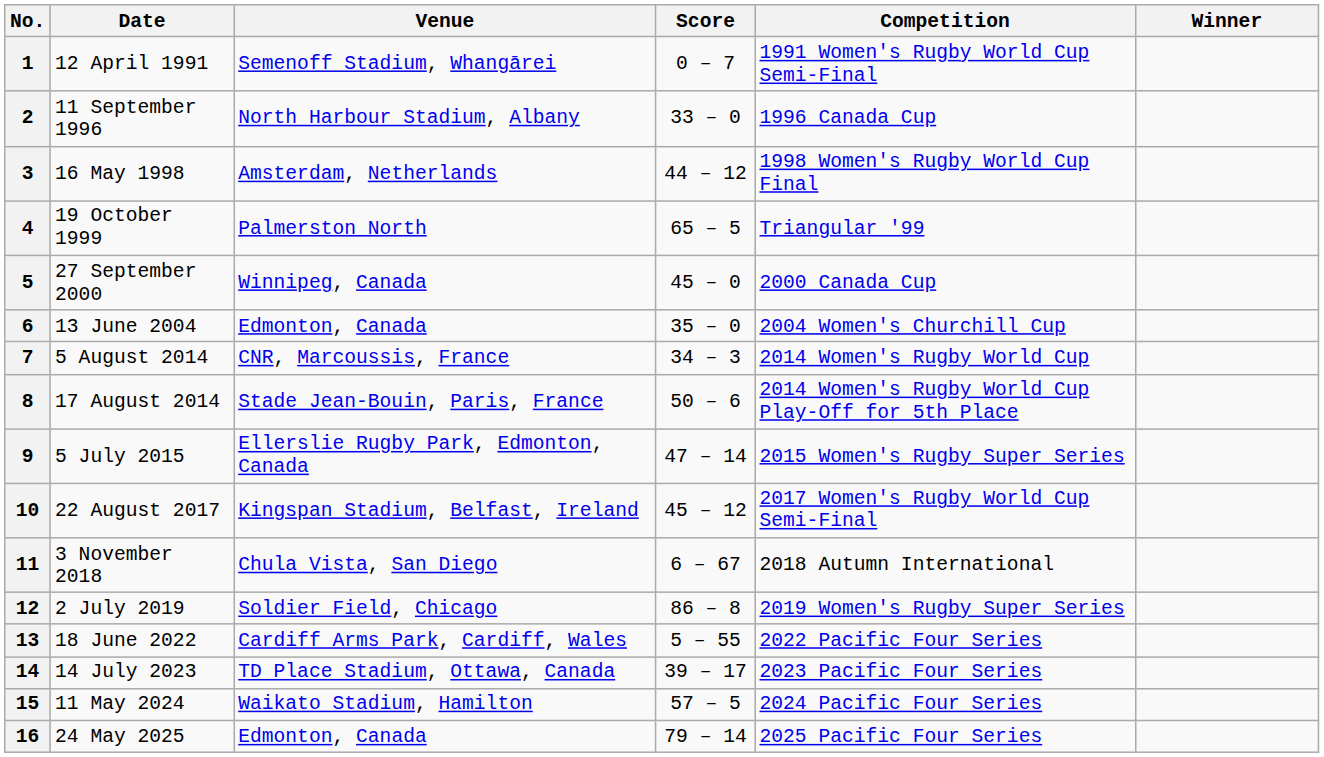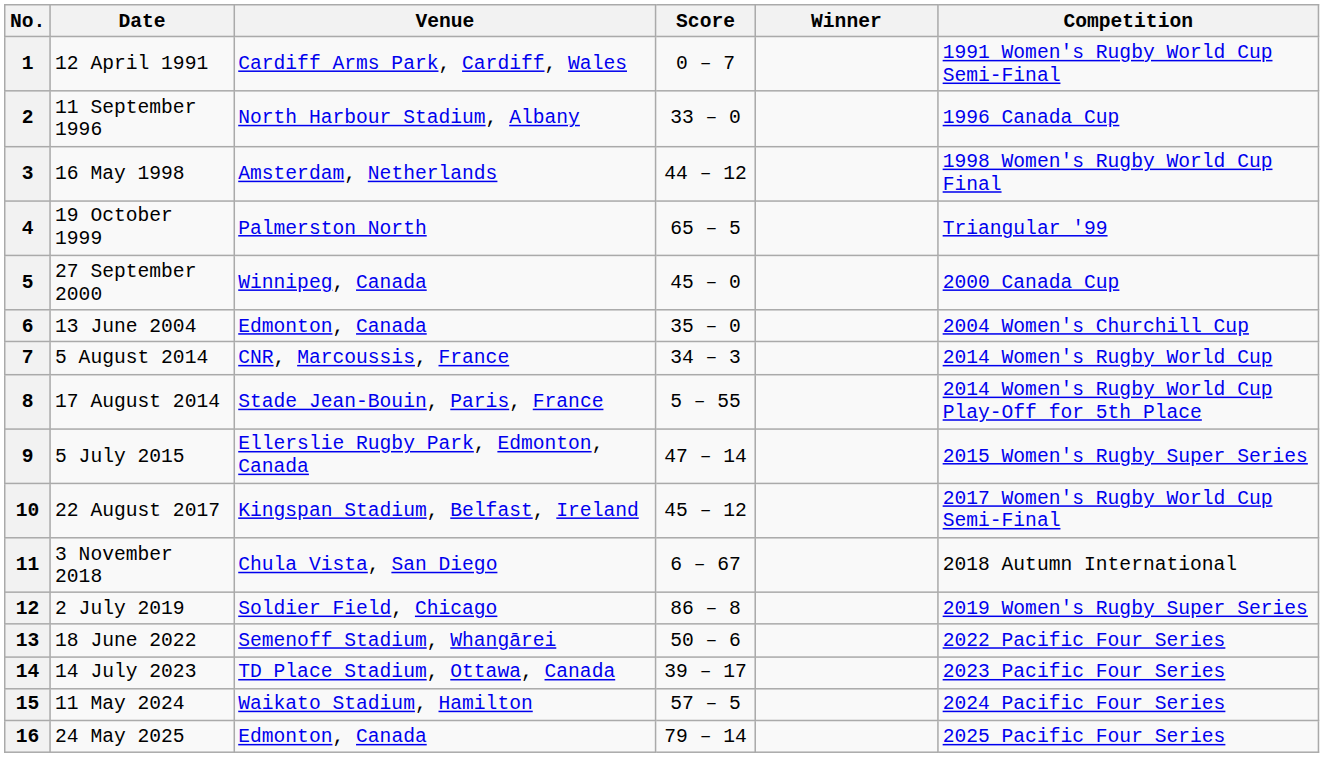columns swapped: (1227, 21) <-> (945, 21)
(397, 64) Semenoff Stadium, Whangārei -> (433, 64) Cardiff Arms Park, Cardiff, Wales
(706, 401) 50 – 6 -> (706, 401) 5 – 55
(433, 641) Cardiff Arms Park, Cardiff, Wales -> (397, 641) Semenoff Stadium, Whangārei
(706, 641) 5 – 55 -> (706, 641) 50 – 6
